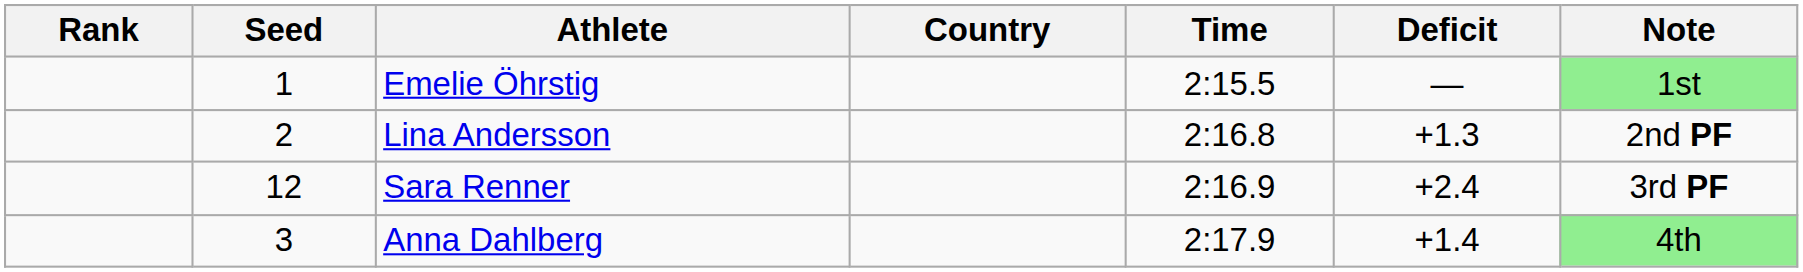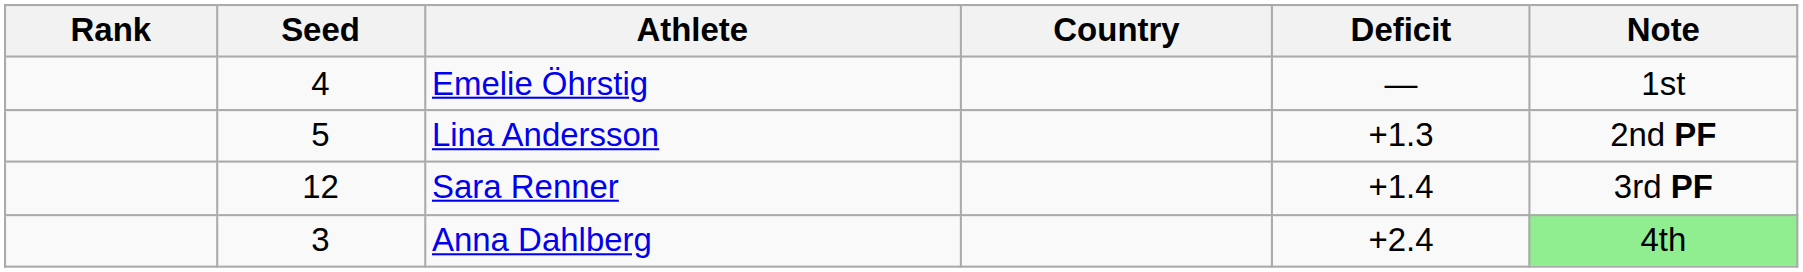- column: (1230, 30)
(284, 82) 1 -> (321, 82) 4
(1679, 82) lightgreen background -> (1663, 82) no background
(284, 135) 2 -> (321, 135) 5
(1447, 187) +2.4 -> (1401, 187) +1.4
(1447, 239) +1.4 -> (1401, 239) +2.4
